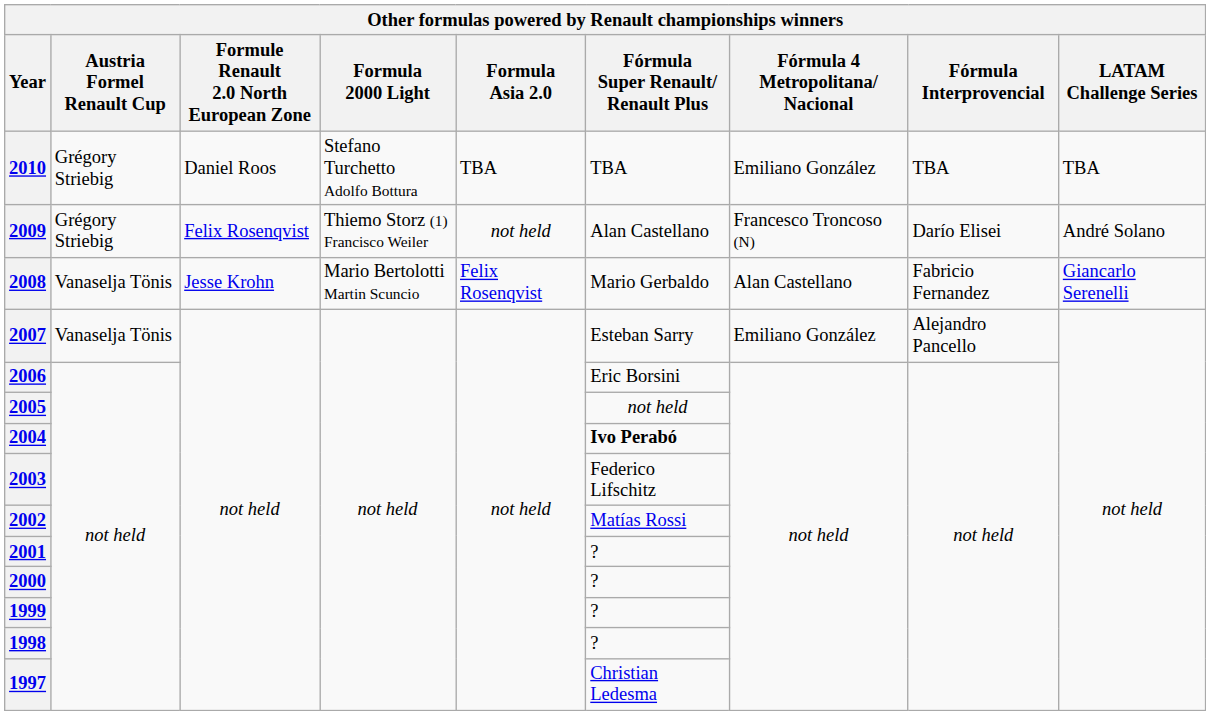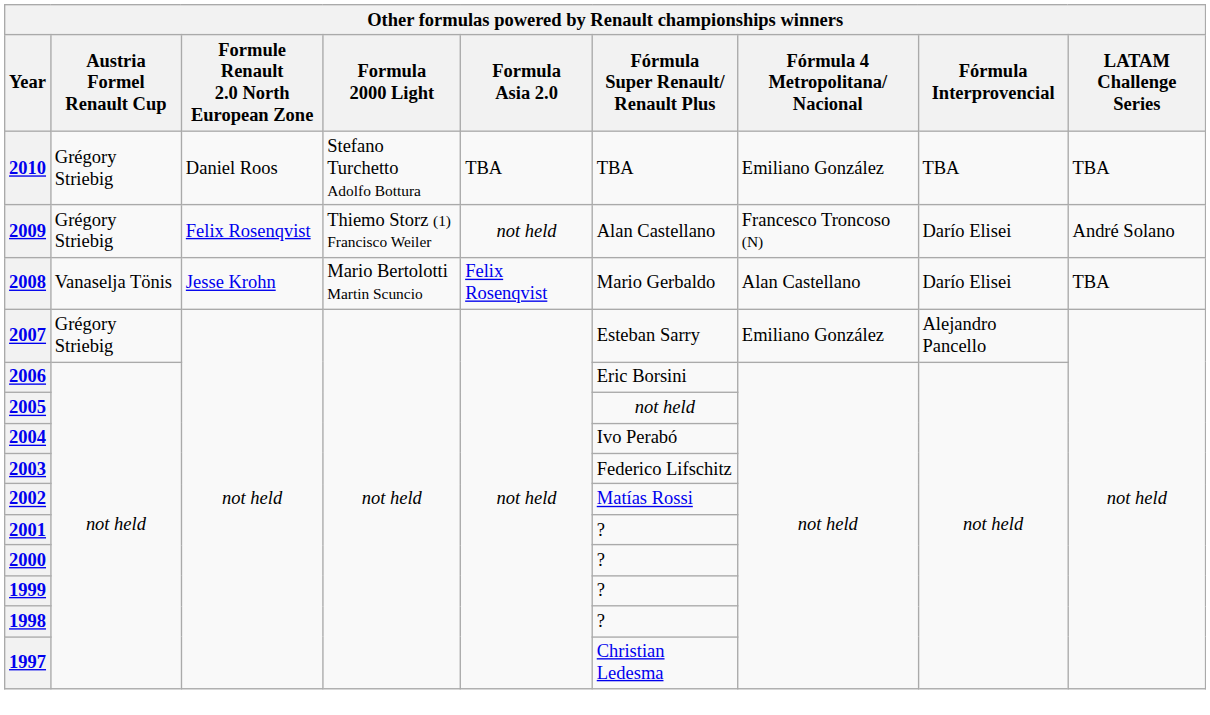(951, 282) Fabricio Fernandez -> (967, 282) Darío Elisei
(1099, 282) Giancarlo Serenelli -> (1091, 282) TBA
(113, 335) Vanaselja Tönis -> (86, 335) Grégory Striebig
(634, 437) bold -> (637, 437) normal
